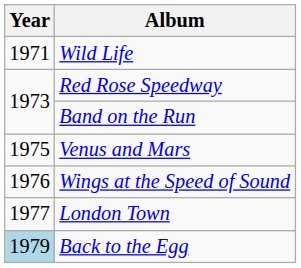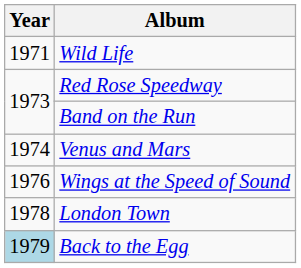(30, 149) 1975 -> (30, 149) 1974
(30, 213) 1977 -> (30, 213) 1978
